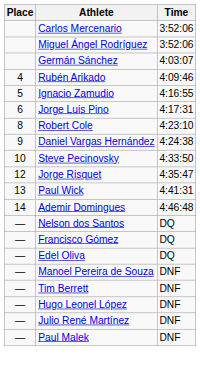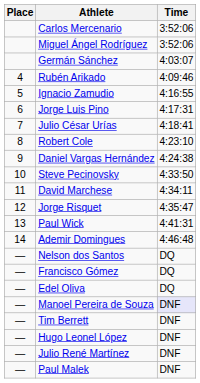+ row: (77, 126)
+ row: (75, 191)
(170, 272) no background -> (170, 304) lavender background
